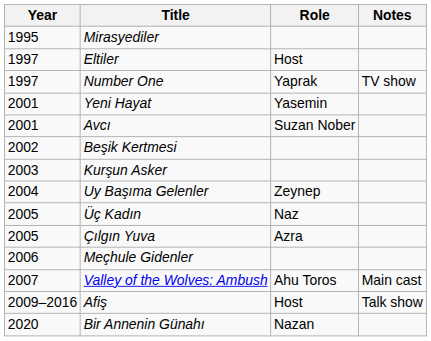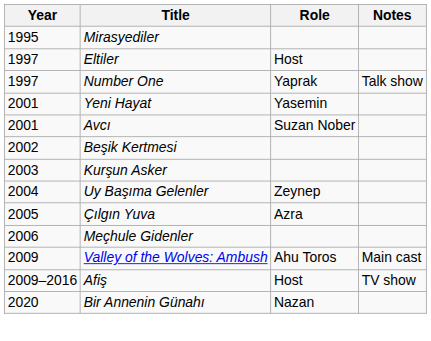(389, 81) TV show -> (392, 81) Talk show
- row: (112, 214)
(23, 280) 2007 -> (23, 258) 2009
(392, 302) Talk show -> (389, 280) TV show
